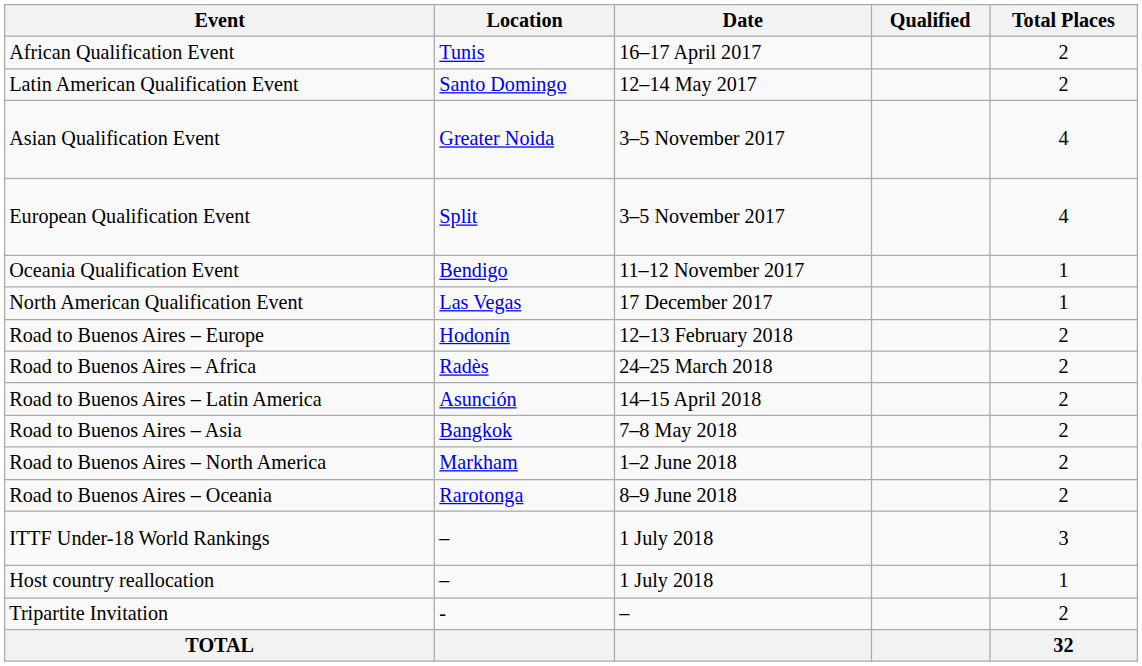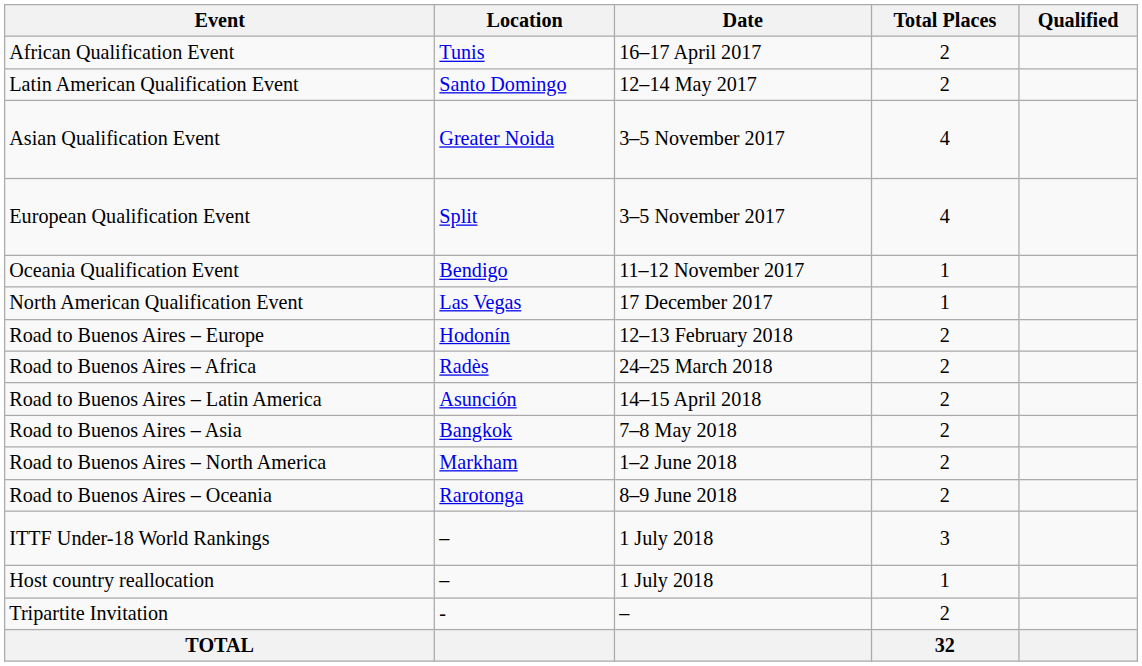columns swapped: (1063, 20) <-> (930, 20)
